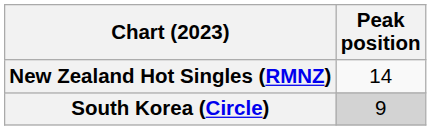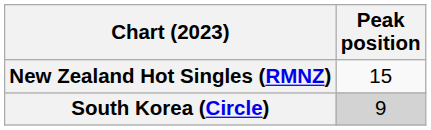(381, 76) 14 -> (381, 76) 15
